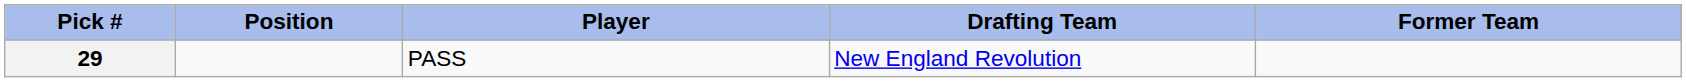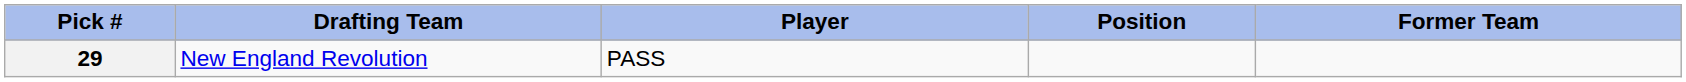columns swapped: (1042, 22) <-> (289, 22)
